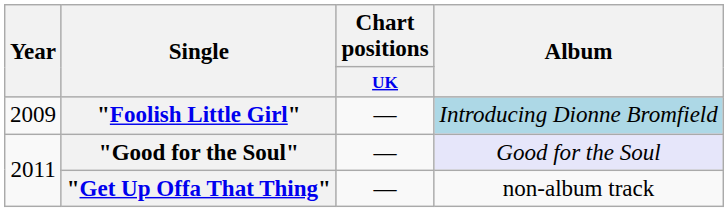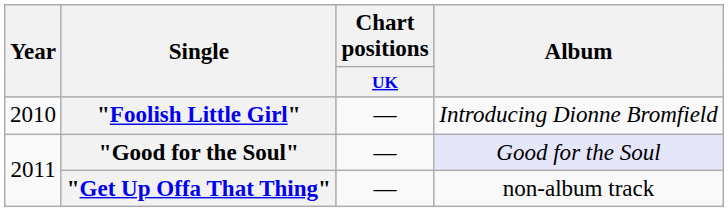(33, 115) 2009 -> (33, 115) 2010
(579, 115) lightblue background -> (579, 115) no background
